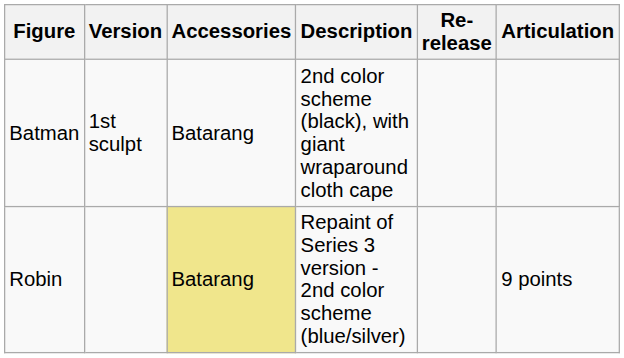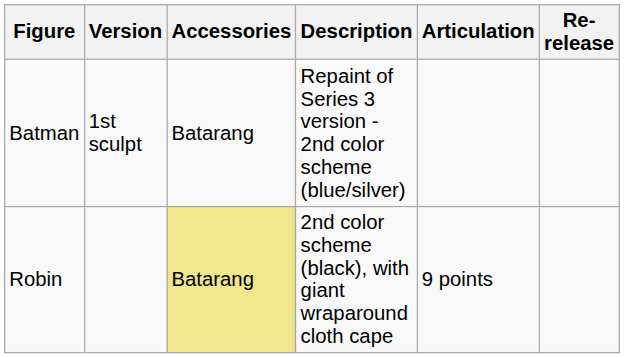columns swapped: (558, 32) <-> (457, 32)
(355, 132) 2nd color scheme (black), with giant wraparound cloth cape -> (353, 132) Repaint of Series 3 version - 2nd color scheme (blue/silver)
(353, 279) Repaint of Series 3 version - 2nd color scheme (blue/silver) -> (355, 279) 2nd color scheme (black), with giant wraparound cloth cape
